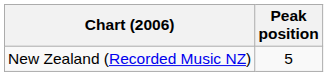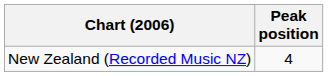(289, 58) 5 -> (289, 58) 4
